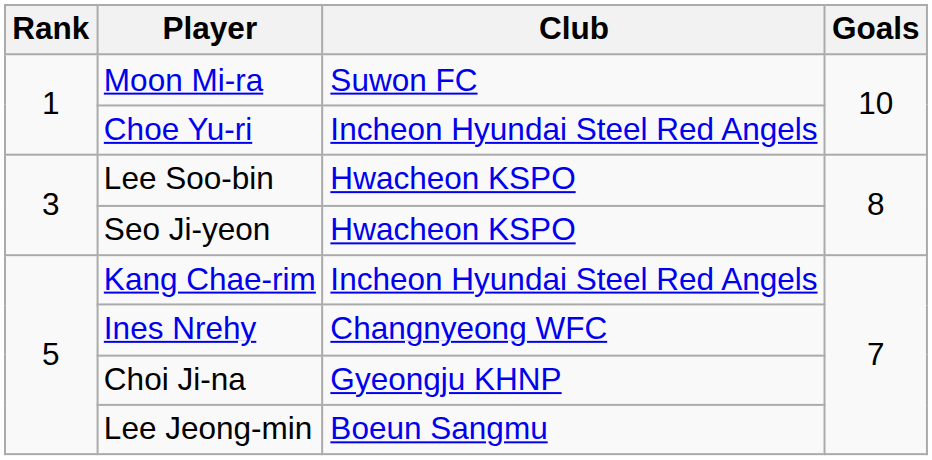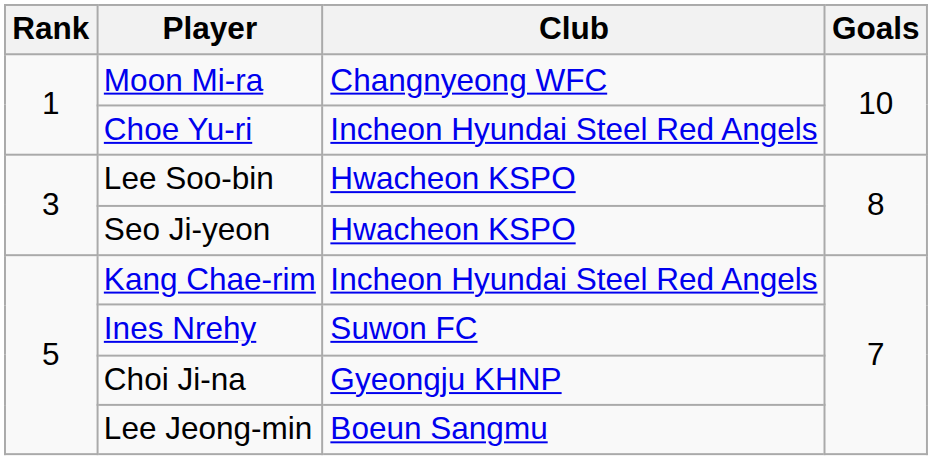(404, 79) Suwon FC -> (469, 79) Changnyeong WFC
(469, 329) Changnyeong WFC -> (404, 329) Suwon FC
